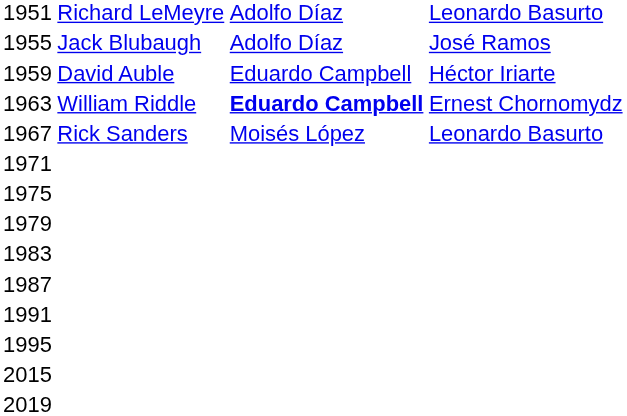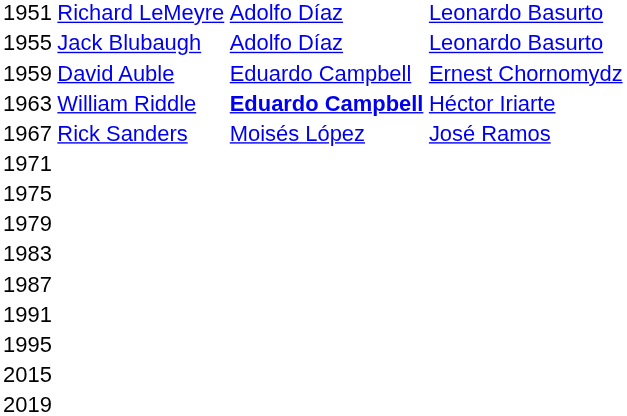(490, 43) José Ramos -> (516, 43) Leonardo Basurto
(492, 73) Héctor Iriarte -> (526, 73) Ernest Chornomydz
(526, 103) Ernest Chornomydz -> (492, 103) Héctor Iriarte
(516, 133) Leonardo Basurto -> (490, 133) José Ramos
